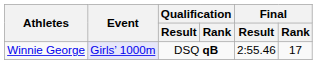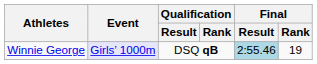(256, 51) no background -> (256, 51) lightblue background
(296, 51) 17 -> (296, 51) 19
